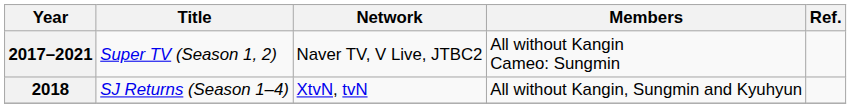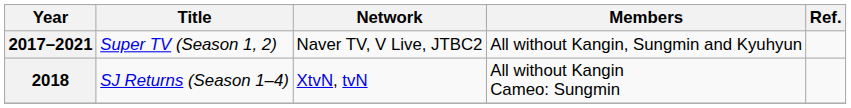(557, 53) All without Kangin Cameo: Sungmin -> (646, 44) All without Kangin, Sungmin and Kyuhyun
(646, 90) All without Kangin, Sungmin and Kyuhyun -> (557, 80) All without Kangin Cameo: Sungmin
